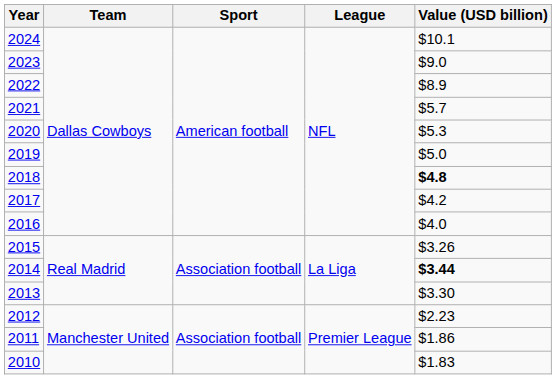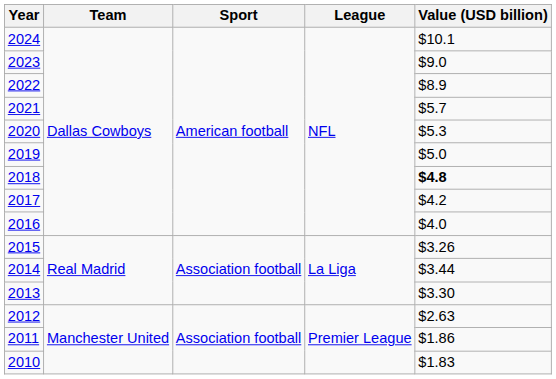(437, 270) bold -> (437, 270) normal
(437, 316) $2.23 -> (437, 316) $2.63
